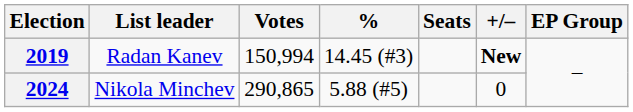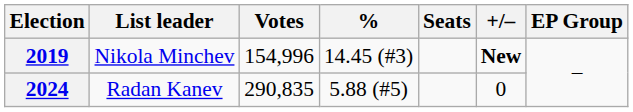(164, 55) Radan Kanev -> (164, 55) Nikola Minchev
(279, 55) 150,994 -> (279, 55) 154,996
(164, 89) Nikola Minchev -> (164, 89) Radan Kanev
(279, 89) 290,865 -> (279, 89) 290,835
